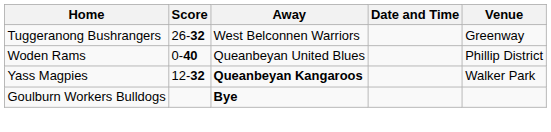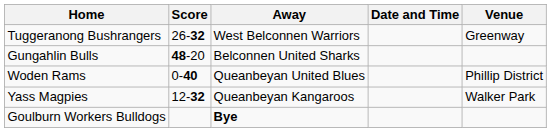+ row: (53, 55)
(288, 76) bold -> (284, 96) normal
